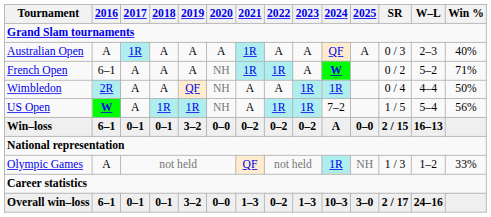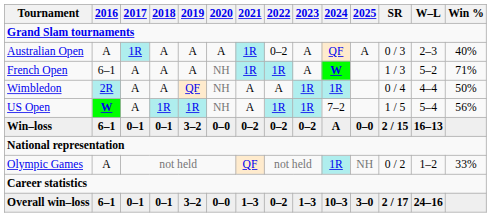(279, 51) A -> (279, 51) 0–2
(395, 70) 0 / 2 -> (395, 70) 1 / 3
(395, 164) 1 / 3 -> (395, 164) 0 / 2
